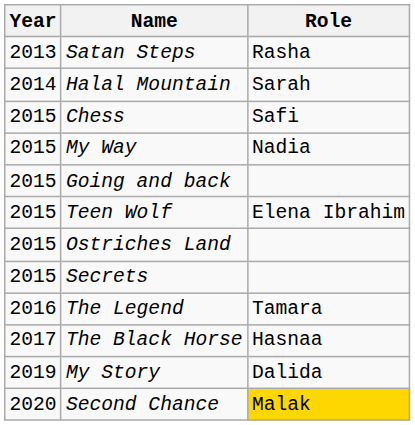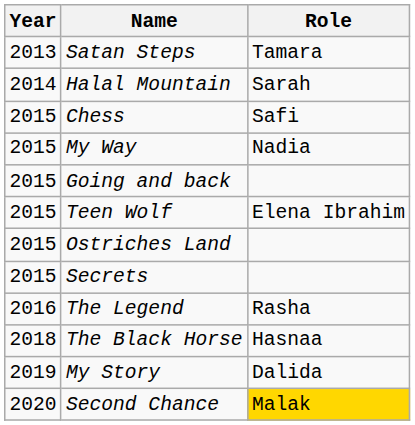(281, 53) Rasha -> (287, 53) Tamara
(287, 309) Tamara -> (281, 309) Rasha
(33, 341) 2017 -> (33, 341) 2018
